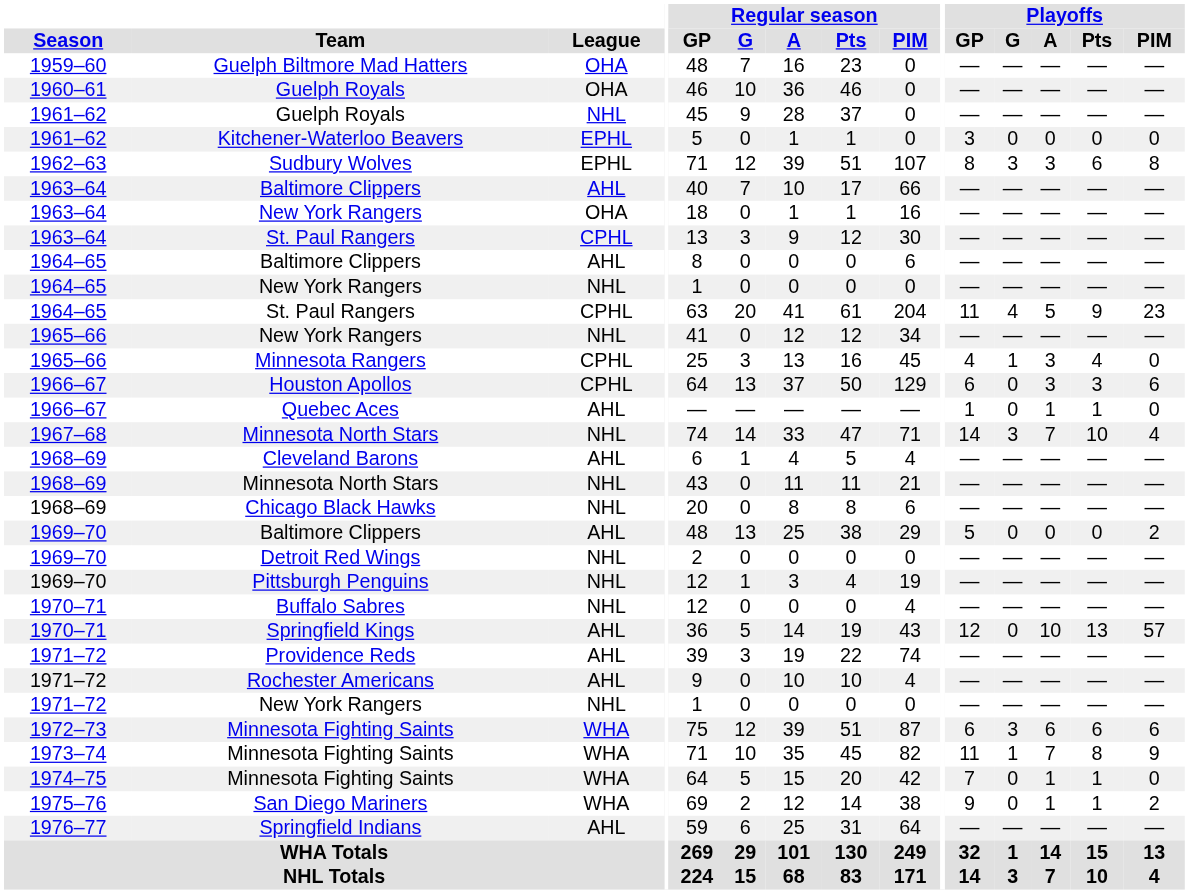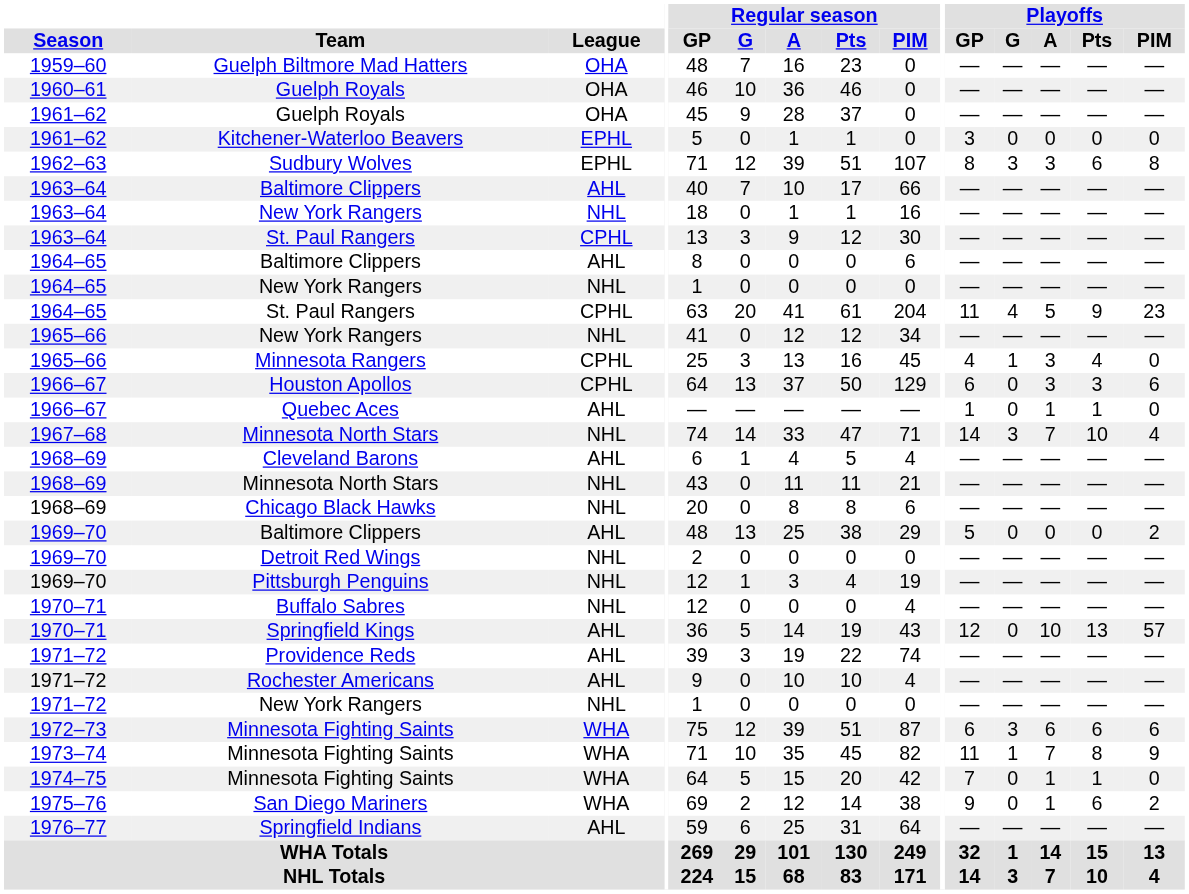(606, 114) NHL -> (606, 114) OHA
(606, 212) OHA -> (606, 212) NHL
(1097, 803) 1 -> (1097, 803) 6
